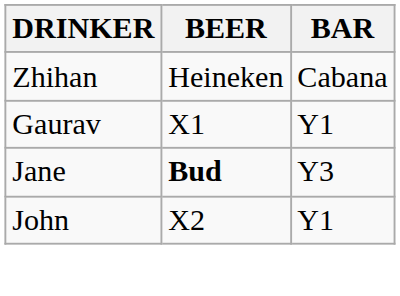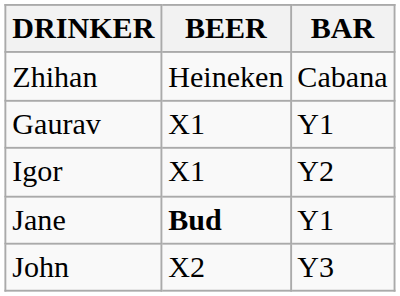+ row: (37, 171)
(316, 171) Y3 -> (316, 219) Y1
(316, 219) Y1 -> (316, 266) Y3
